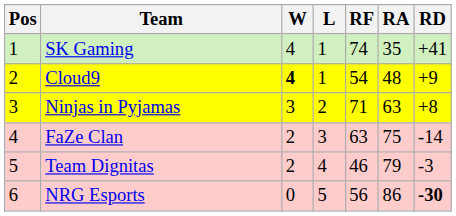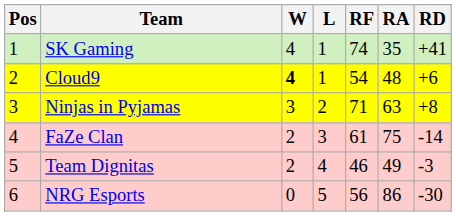(428, 78) +9 -> (428, 78) +6
(359, 136) 63 -> (359, 136) 61
(392, 166) 79 -> (392, 166) 49
(430, 195) bold -> (430, 195) normal
